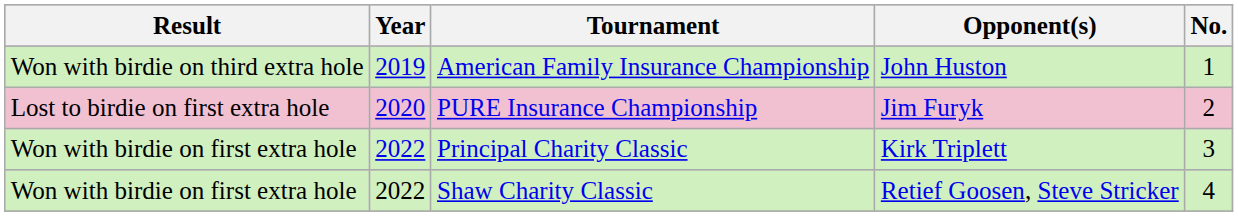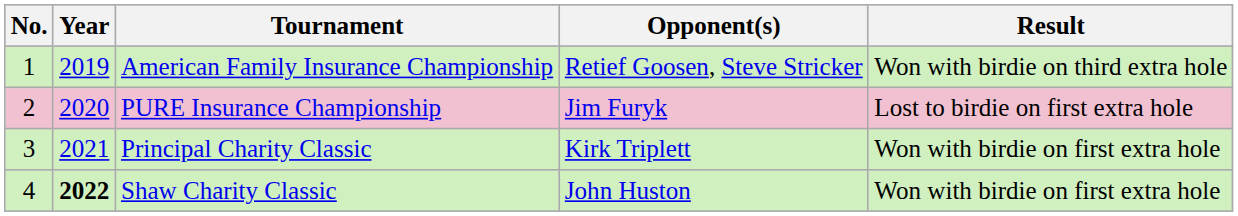columns swapped: (1209, 25) <-> (187, 25)
(944, 66) John Huston -> (714, 66) Retief Goosen, Steve Stricker
(400, 149) 2022 -> (84, 149) 2021
(400, 190) normal -> (84, 190) bold
(1030, 190) Retief Goosen, Steve Stricker -> (628, 190) John Huston
